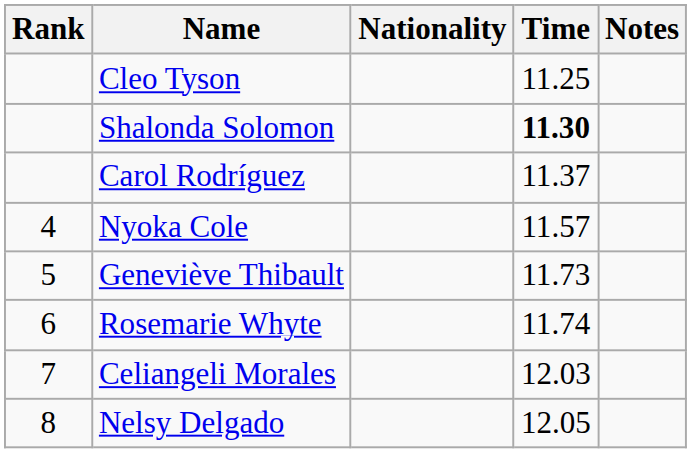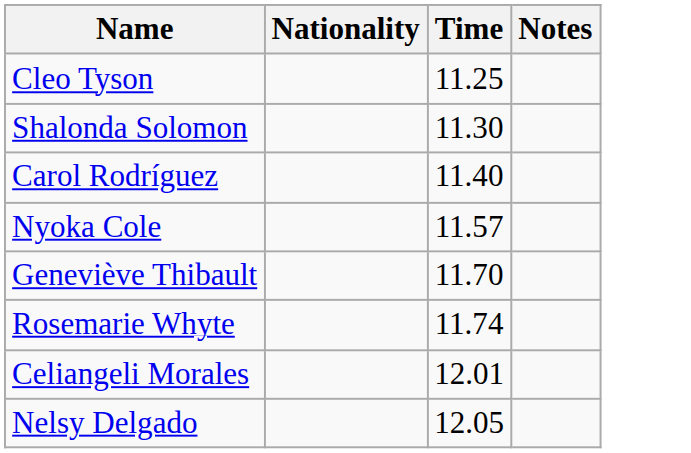- column: (48, 29)
(556, 127) bold -> (469, 127) normal
(556, 176) 11.37 -> (469, 176) 11.40
(556, 275) 11.73 -> (469, 275) 11.70
(556, 373) 12.03 -> (469, 373) 12.01
